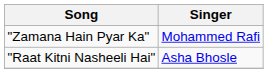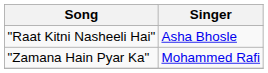rows swapped: (78, 36) <-> (81, 57)
